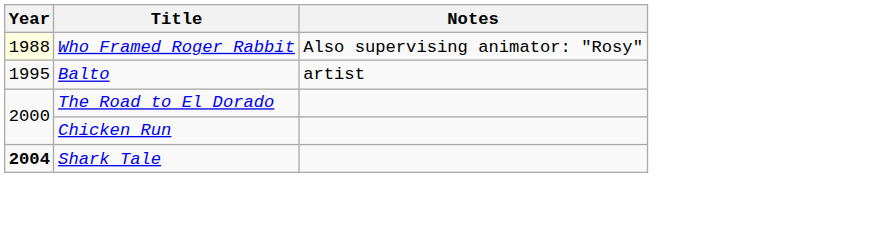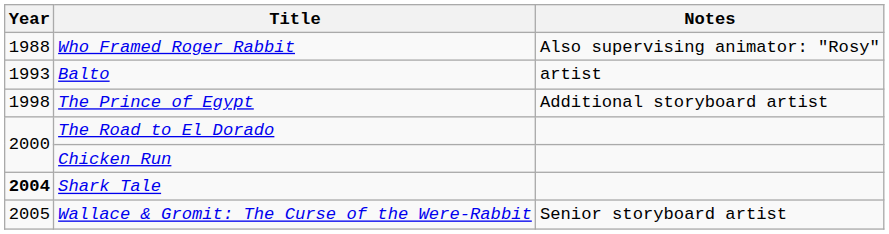(29, 47) lightyellow background -> (29, 47) no background
(29, 75) 1995 -> (29, 75) 1993
+ row: (156, 103)
+ row: (295, 214)
